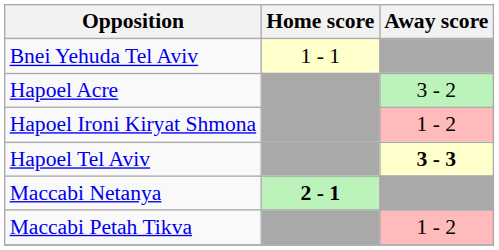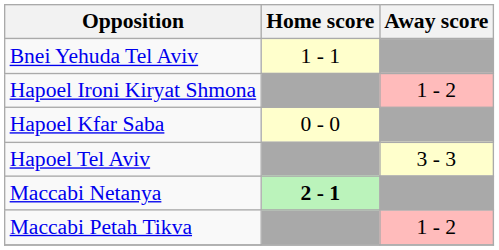- row: (64, 90)
+ row: (87, 124)
(436, 158) bold -> (436, 158) normal
